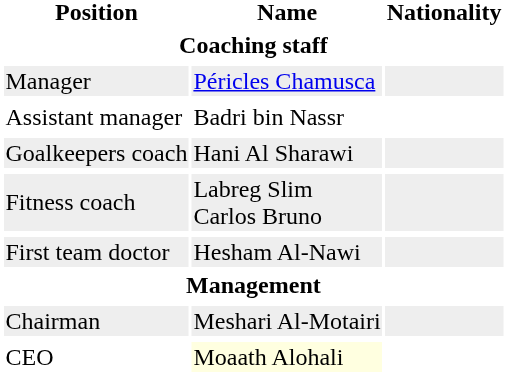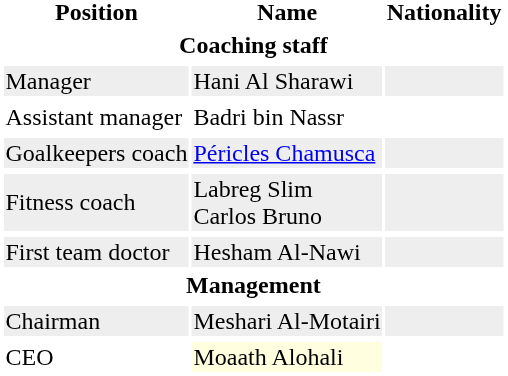(284, 80) Péricles Chamusca -> (273, 80) Hani Al Sharawi
(273, 152) Hani Al Sharawi -> (284, 152) Péricles Chamusca
